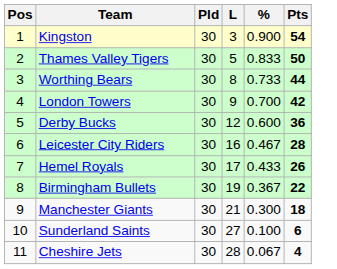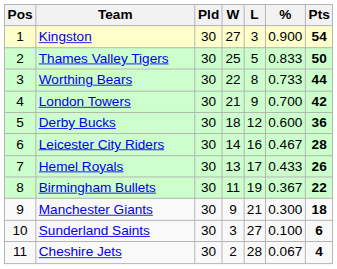+ column: (233, 15)
